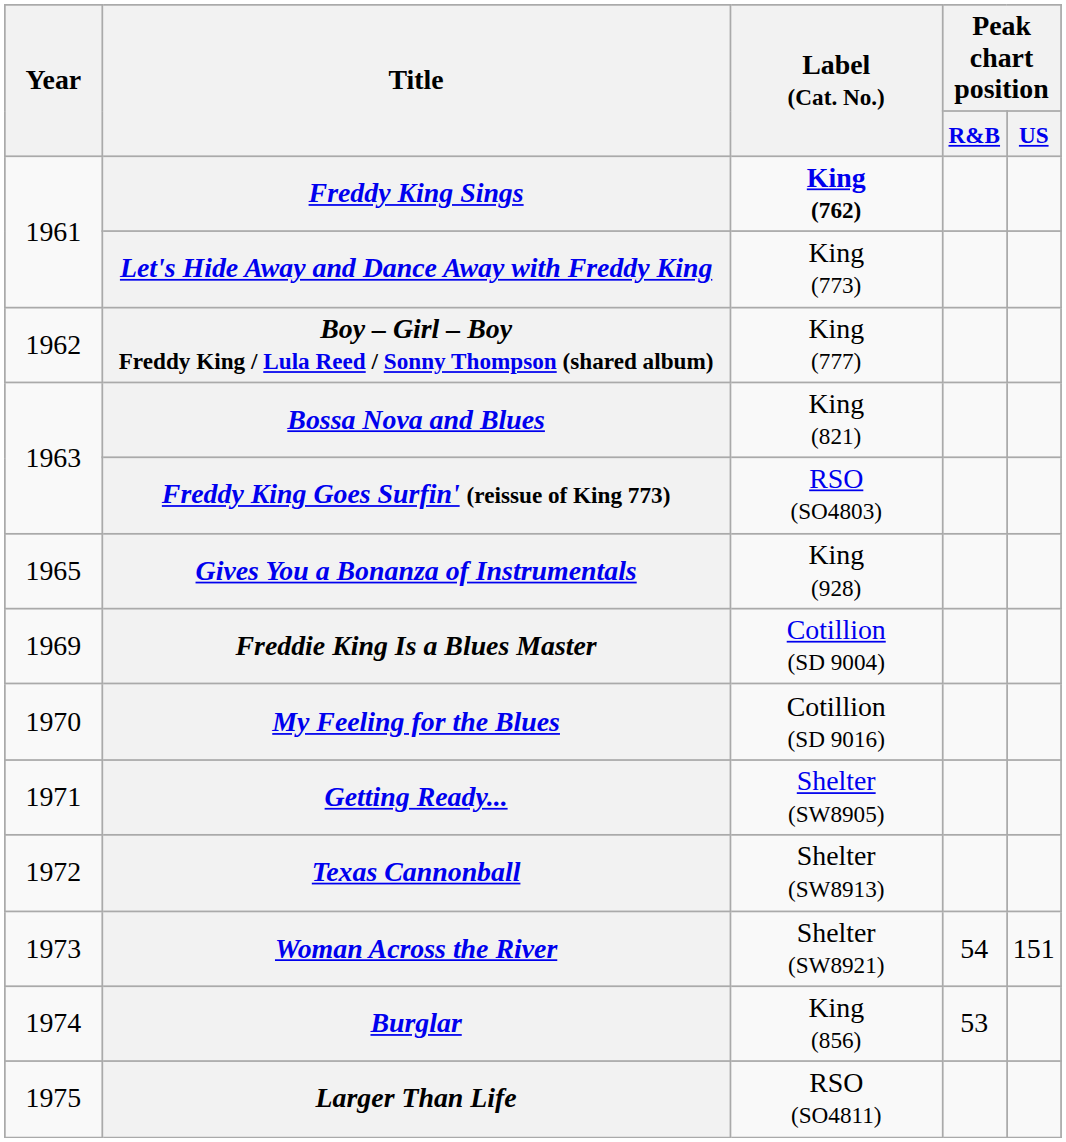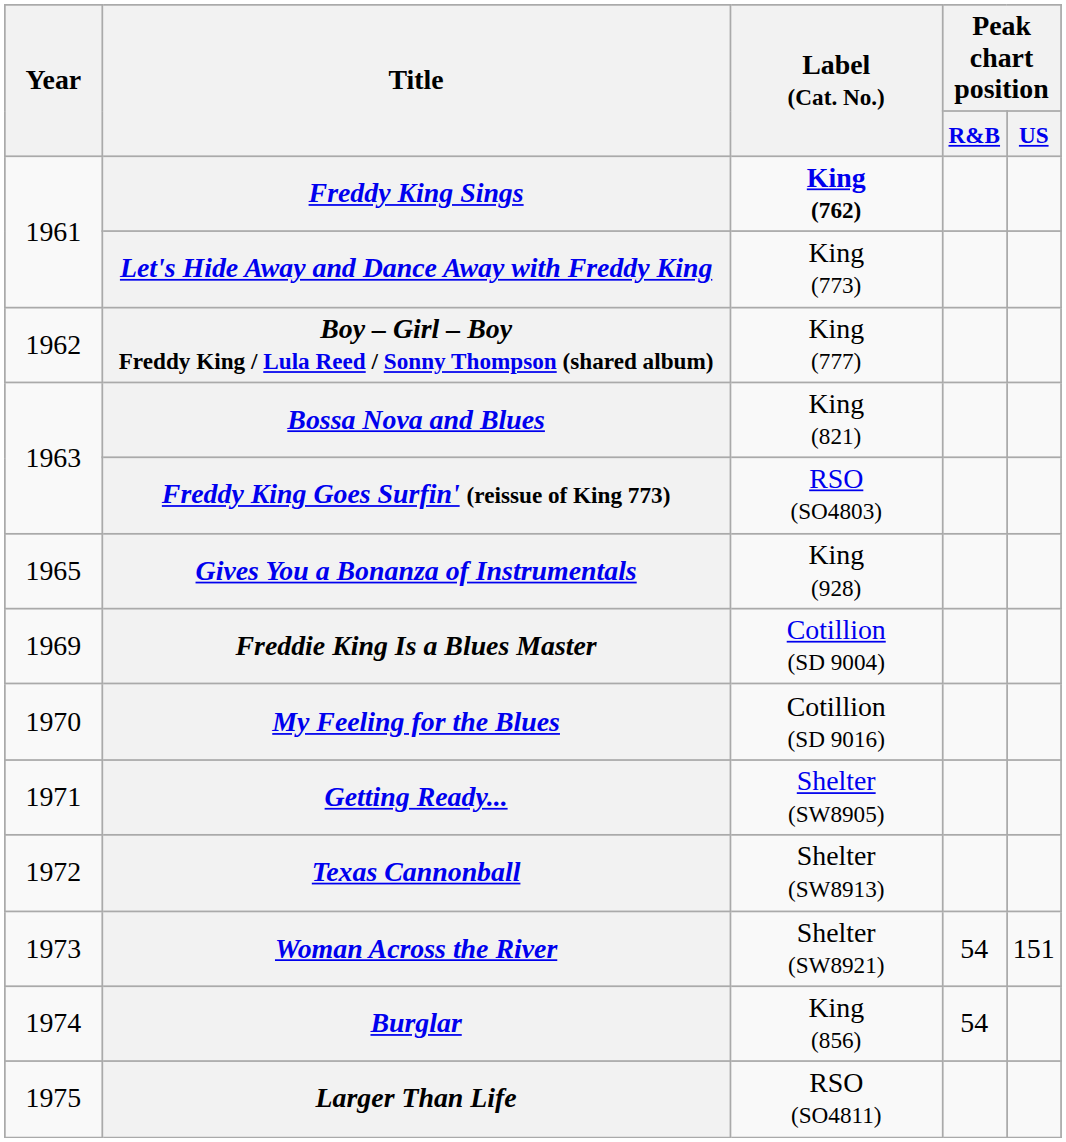(974, 1023) 53 -> (974, 1023) 54
